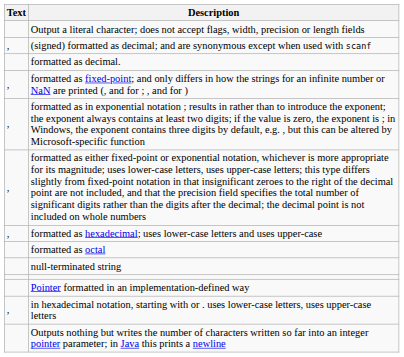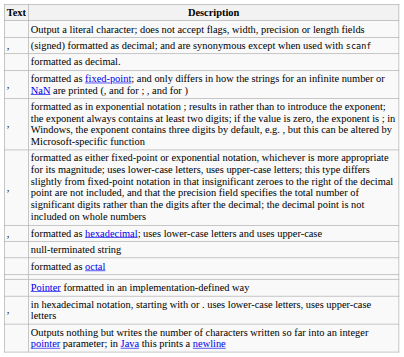rows swapped: (68, 249) <-> (76, 266)
